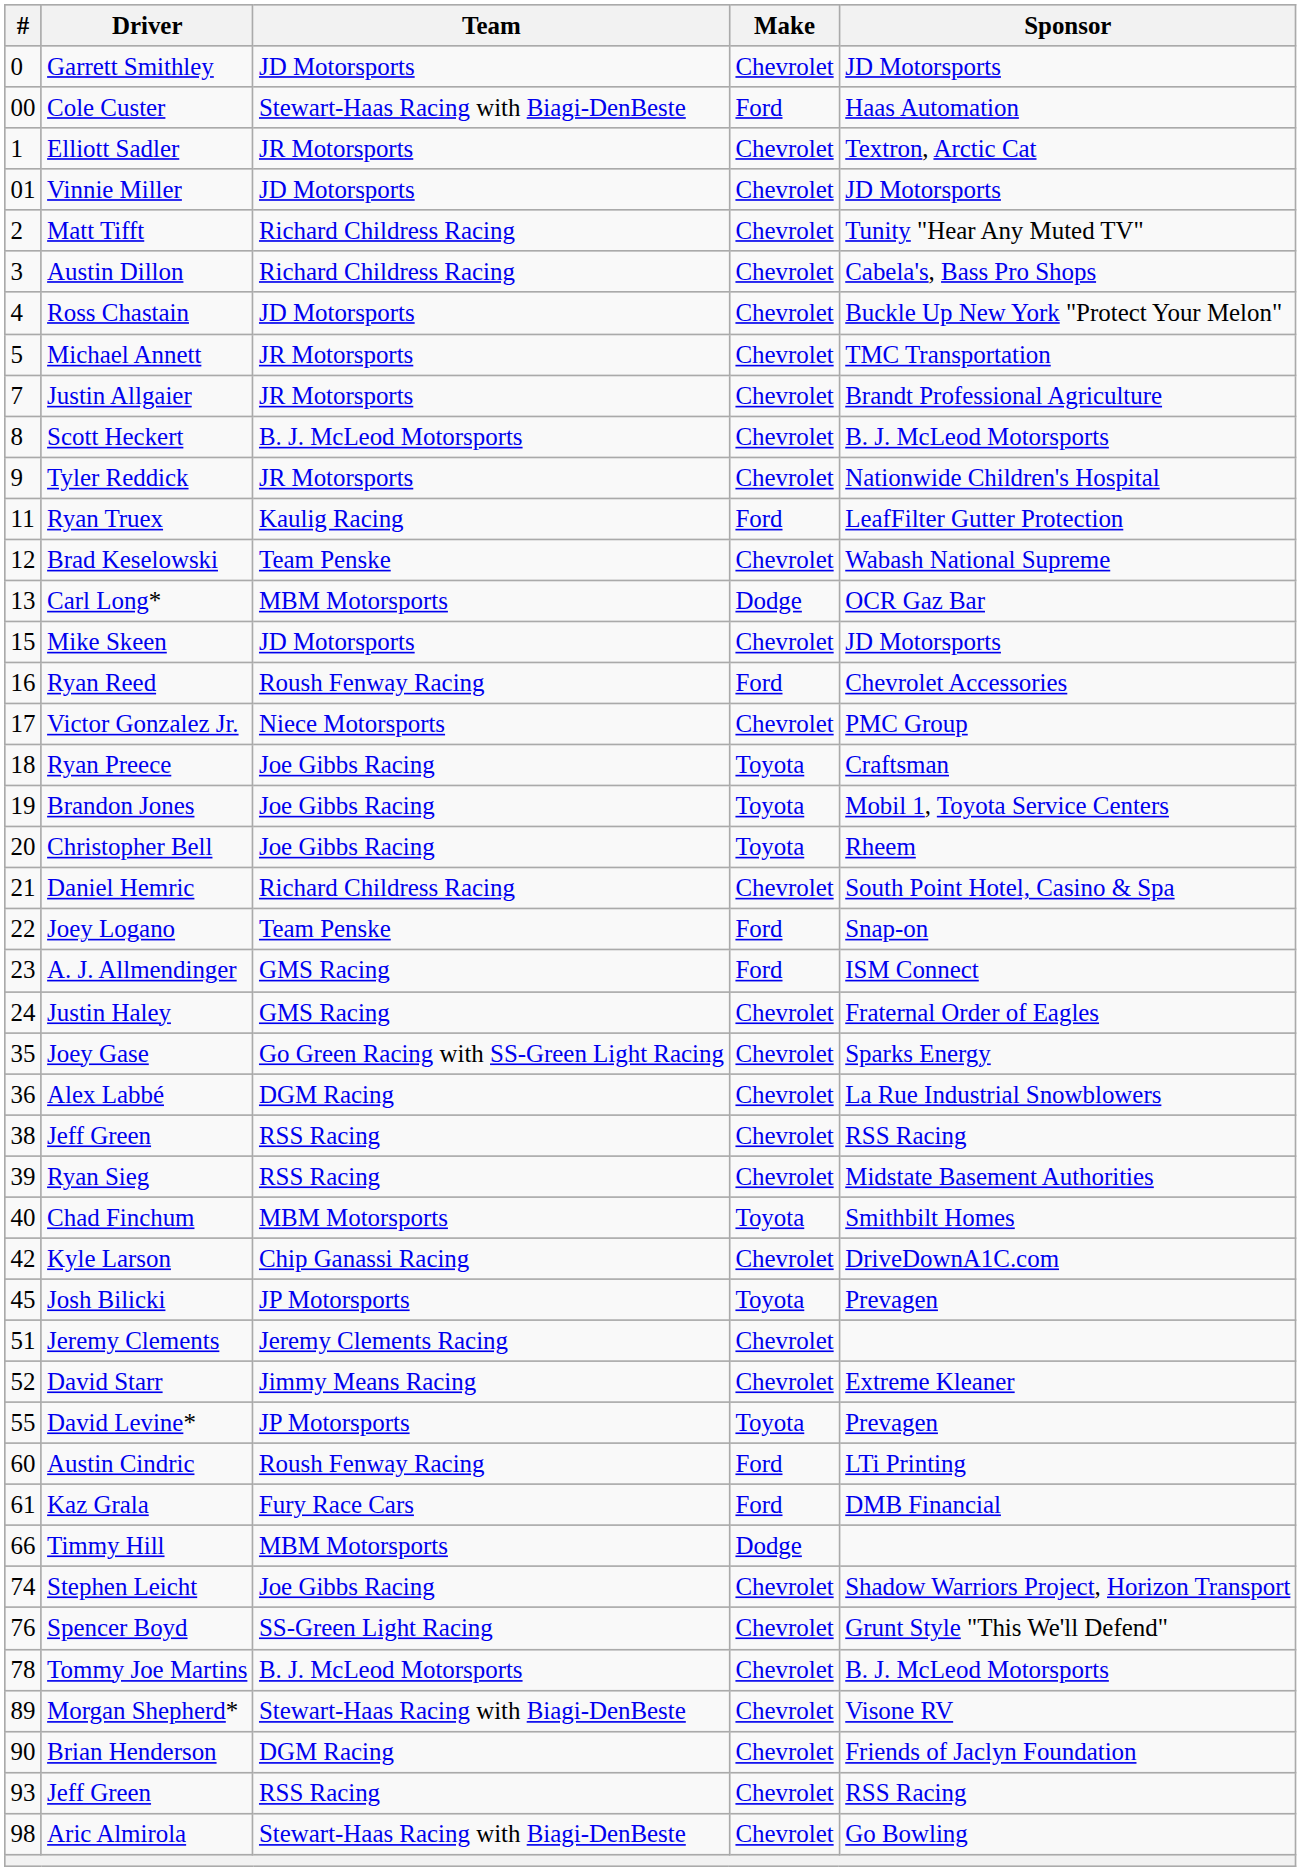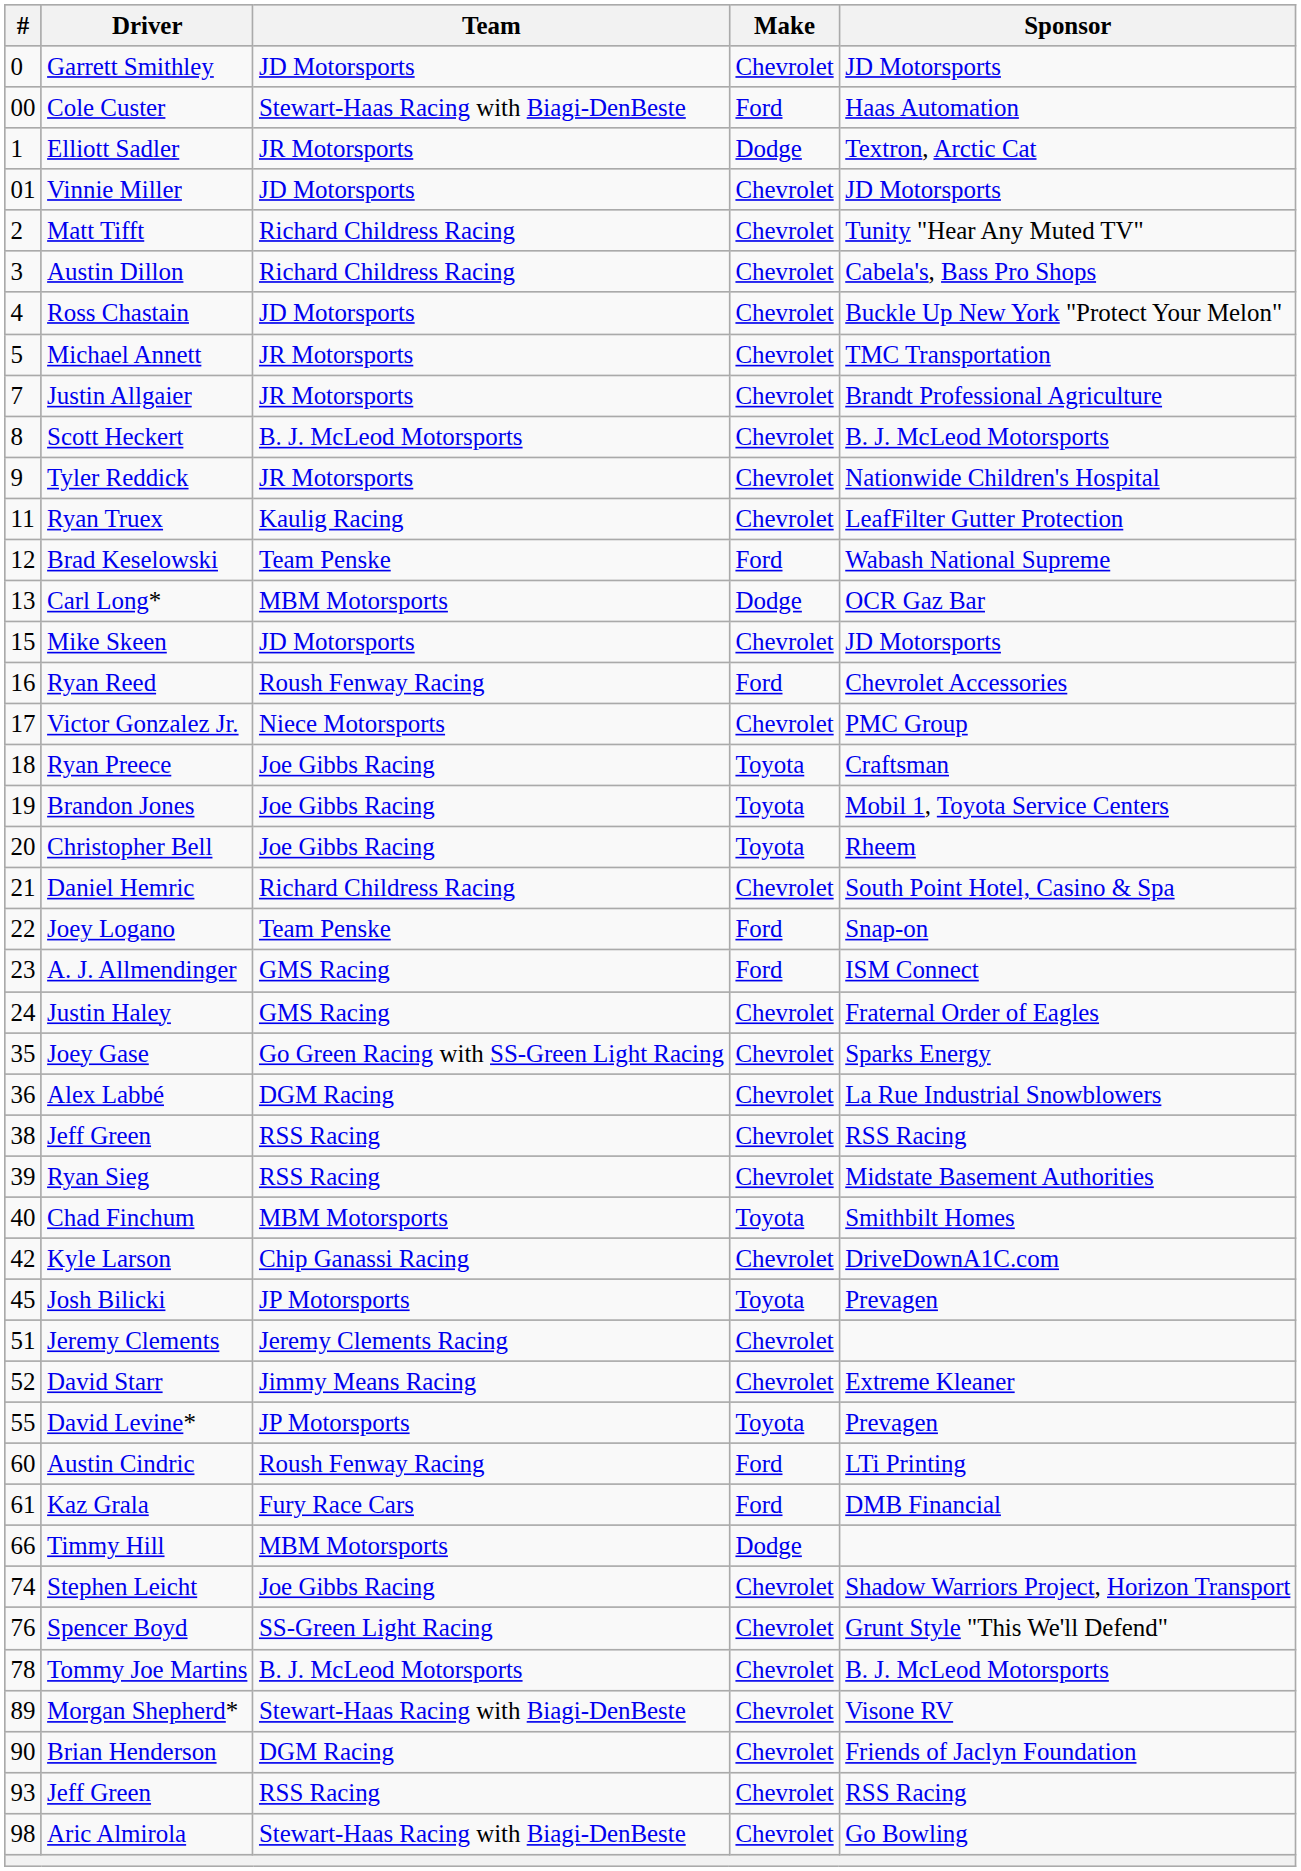(785, 148) Chevrolet -> (769, 148) Dodge
(759, 518) Ford -> (785, 518) Chevrolet
(785, 559) Chevrolet -> (759, 559) Ford
